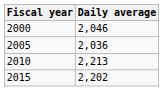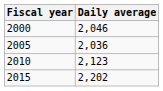(93, 61) 2,213 -> (93, 61) 2,123
